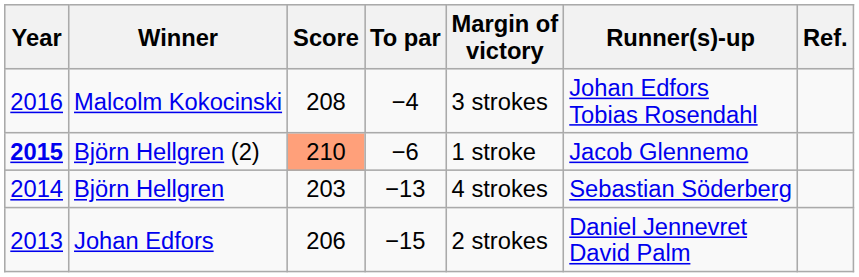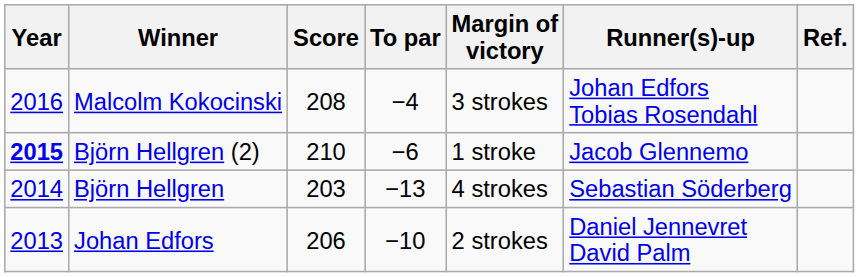(326, 152) lightsalmon background -> (326, 152) no background
(405, 240) −15 -> (405, 240) −10
